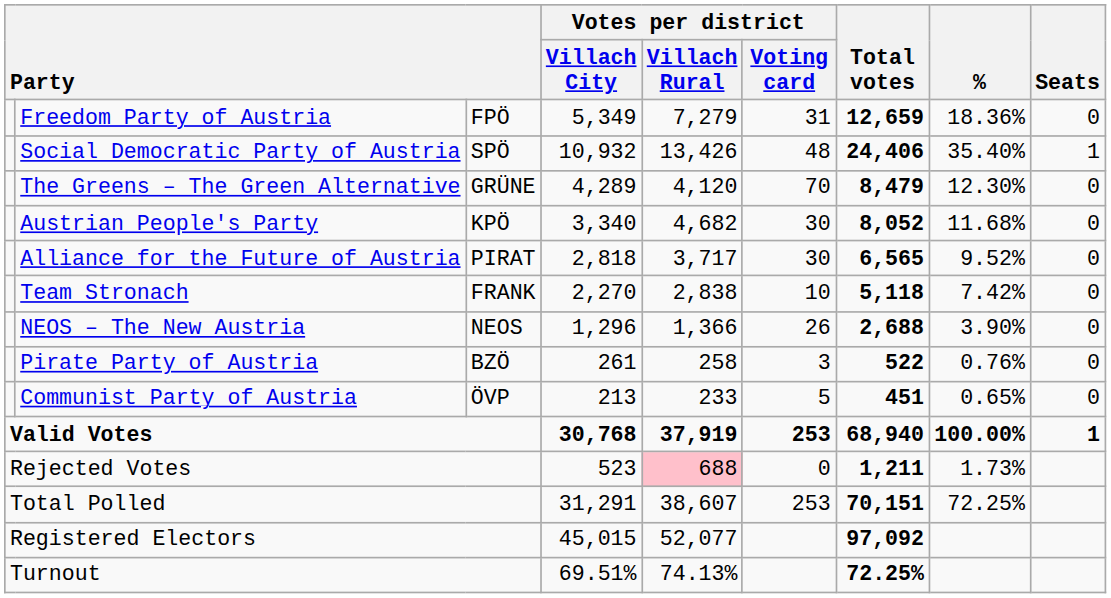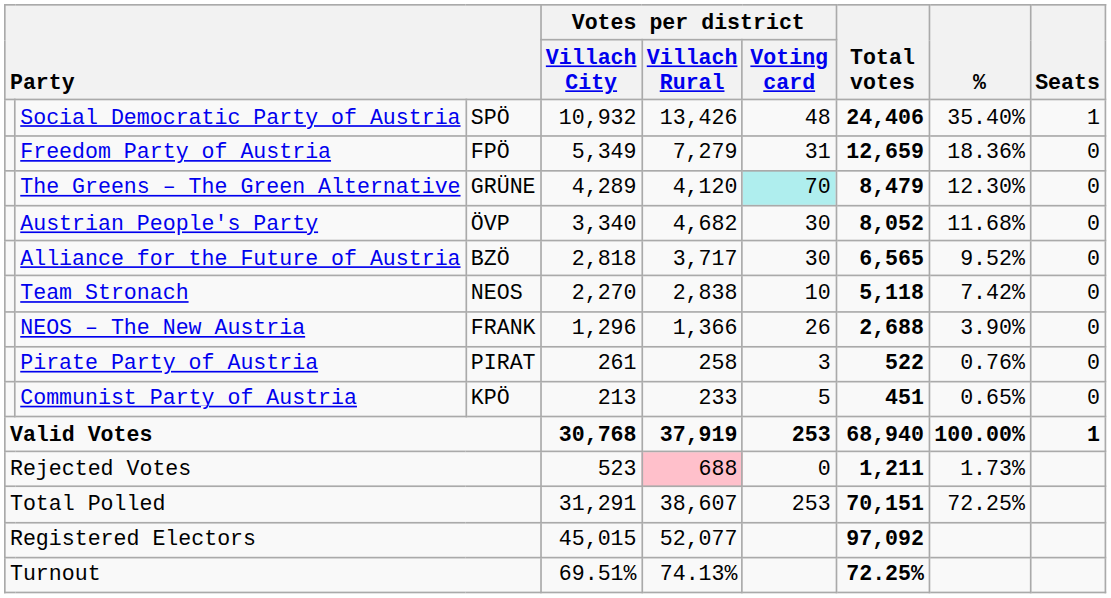rows swapped: (240, 153) <-> (176, 118)
(818, 188) no background -> (818, 188) paleturquoise background
(490, 223) KPÖ -> (490, 223) ÖVP
(503, 258) PIRAT -> (490, 258) BZÖ
(503, 294) FRANK -> (497, 294) NEOS
(497, 329) NEOS -> (503, 329) FRANK
(490, 364) BZÖ -> (503, 364) PIRAT
(490, 399) ÖVP -> (490, 399) KPÖ
